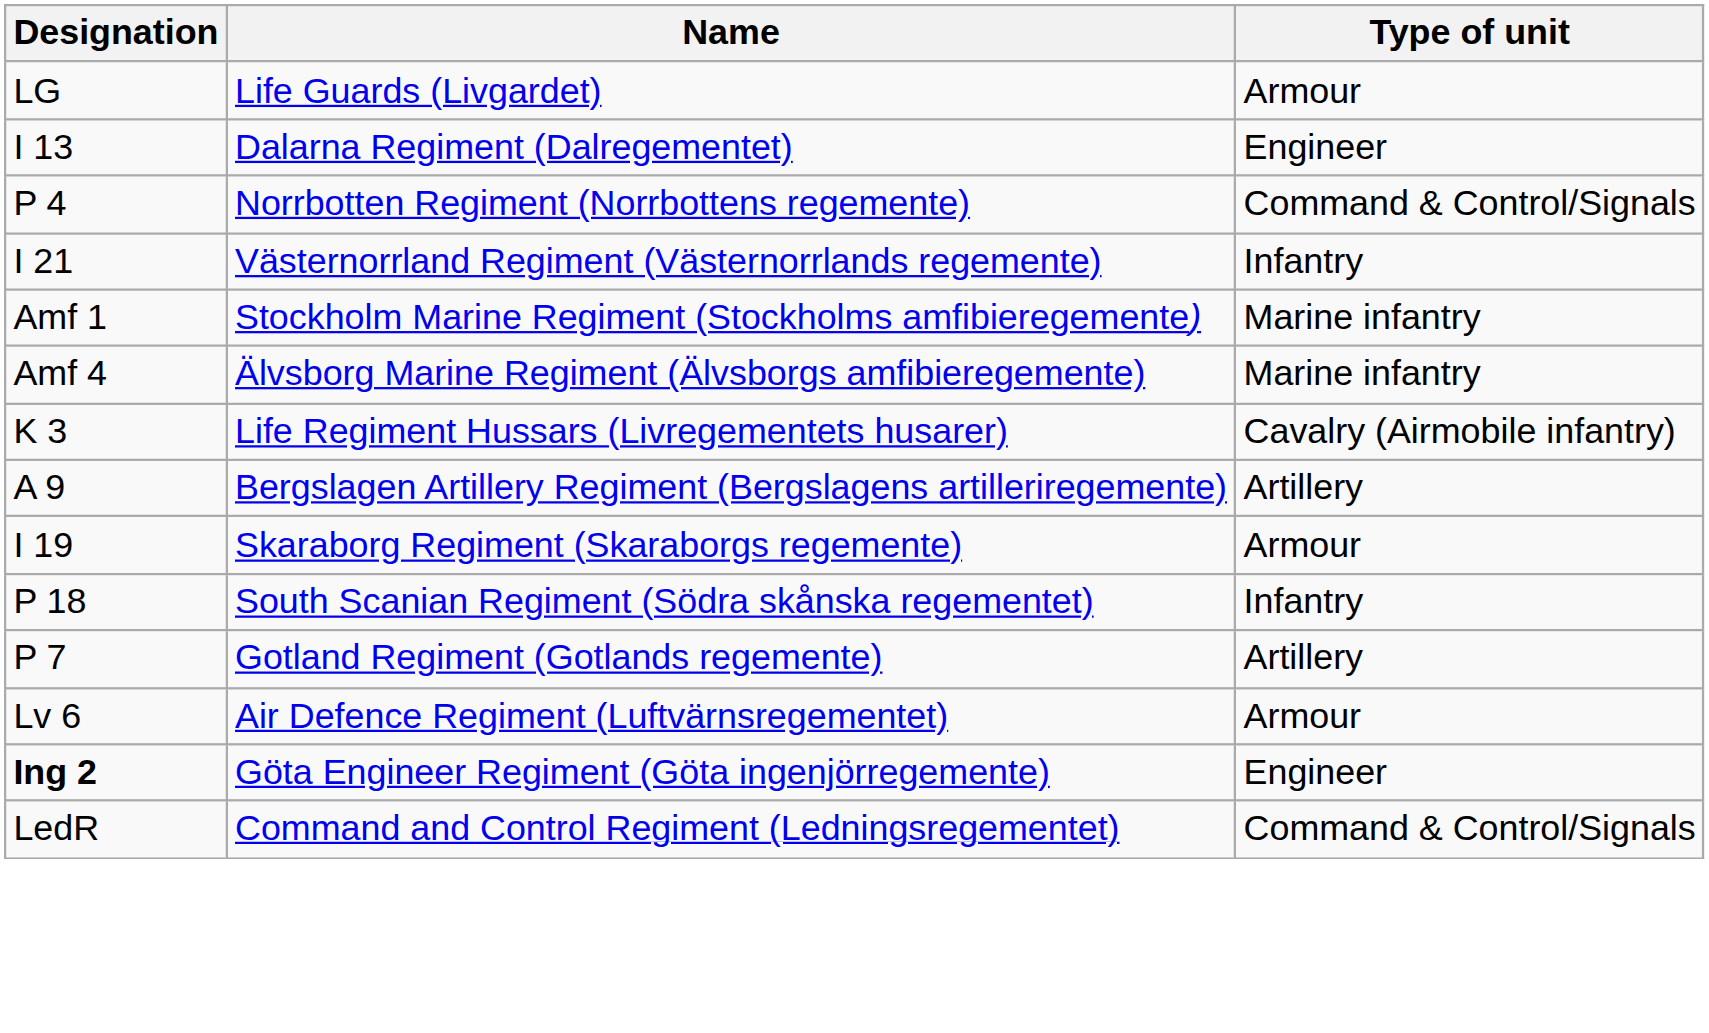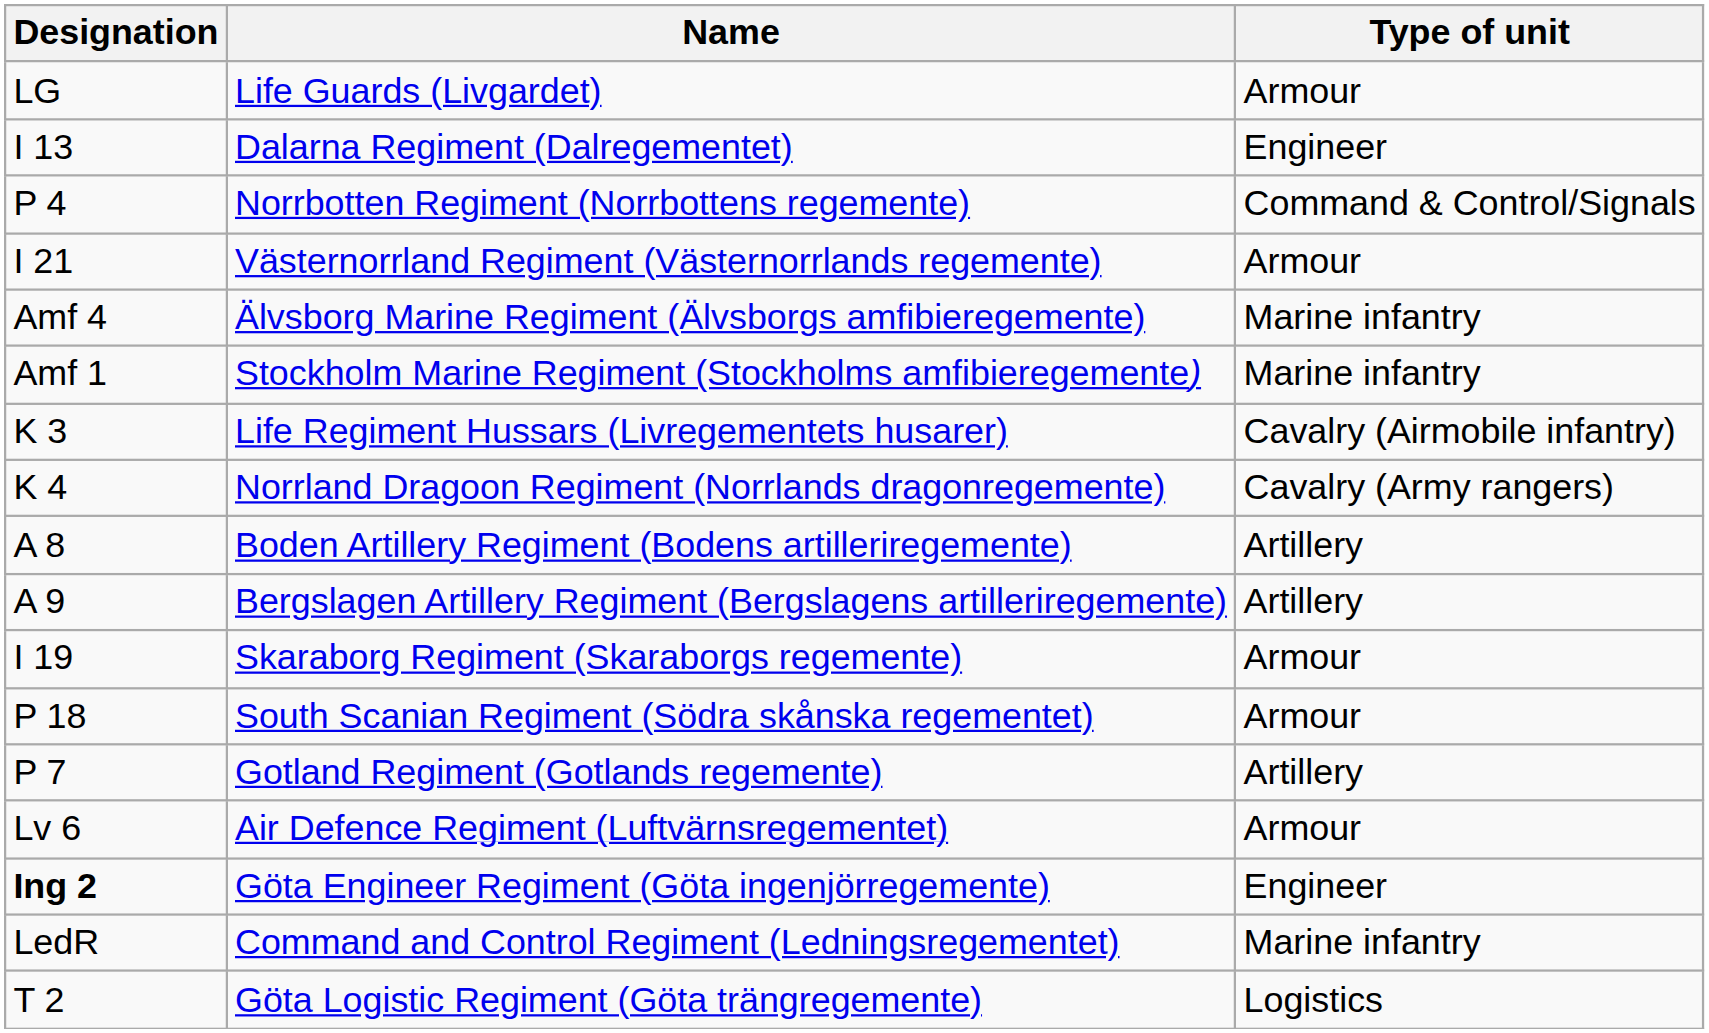(1303, 260) Infantry -> (1302, 260) Armour
rows swapped: (718, 317) <-> (690, 373)
+ row: (700, 487)
+ row: (653, 544)
(1303, 601) Infantry -> (1302, 714) Armour
(1470, 828) Command & Control/Signals -> (1362, 942) Marine infantry
+ row: (609, 999)
